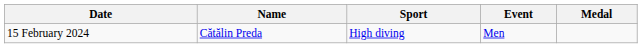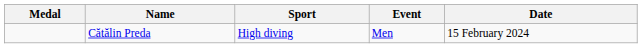columns swapped: (597, 14) <-> (101, 14)
